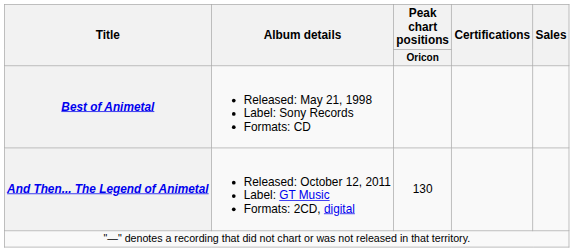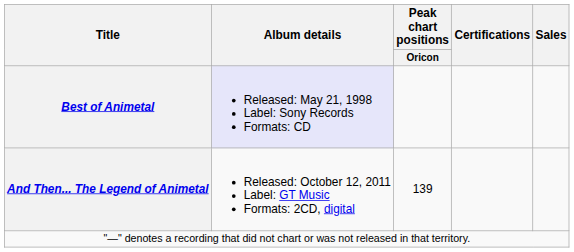(302, 114) no background -> (302, 114) lavender background
(423, 189) 130 -> (423, 189) 139
